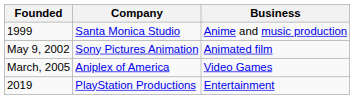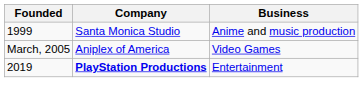- row: (38, 49)
(136, 85) normal -> (141, 67) bold
